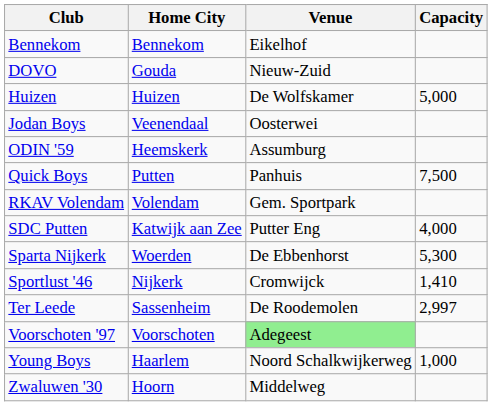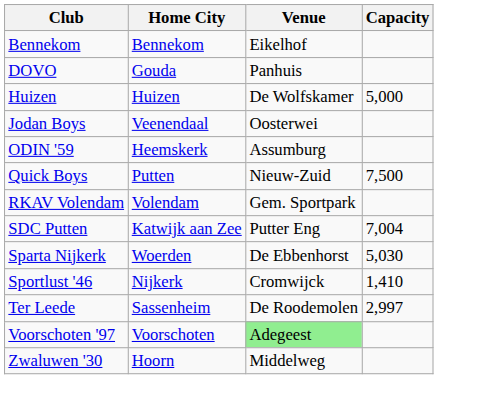(290, 70) Nieuw-Zuid -> (276, 70) Panhuis
(276, 176) Panhuis -> (290, 176) Nieuw-Zuid
(438, 228) 4,000 -> (384, 228) 7,004
(438, 255) 5,300 -> (384, 255) 5,030
- row: (49, 360)
